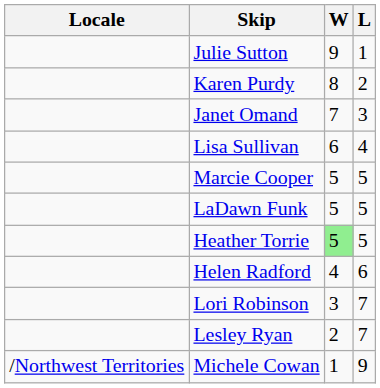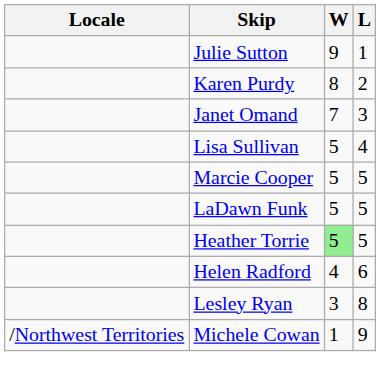(334, 146) 6 -> (334, 146) 5
- row: (251, 303)
(334, 334) 2 -> (334, 303) 3
(363, 334) 7 -> (363, 303) 8
